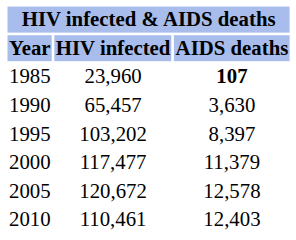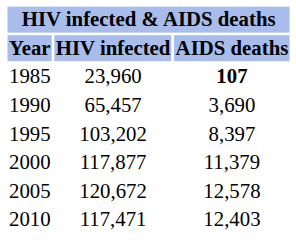(232, 105) 3,630 -> (232, 105) 3,690
(113, 162) 117,477 -> (113, 162) 117,877
(113, 219) 110,461 -> (113, 219) 117,471
